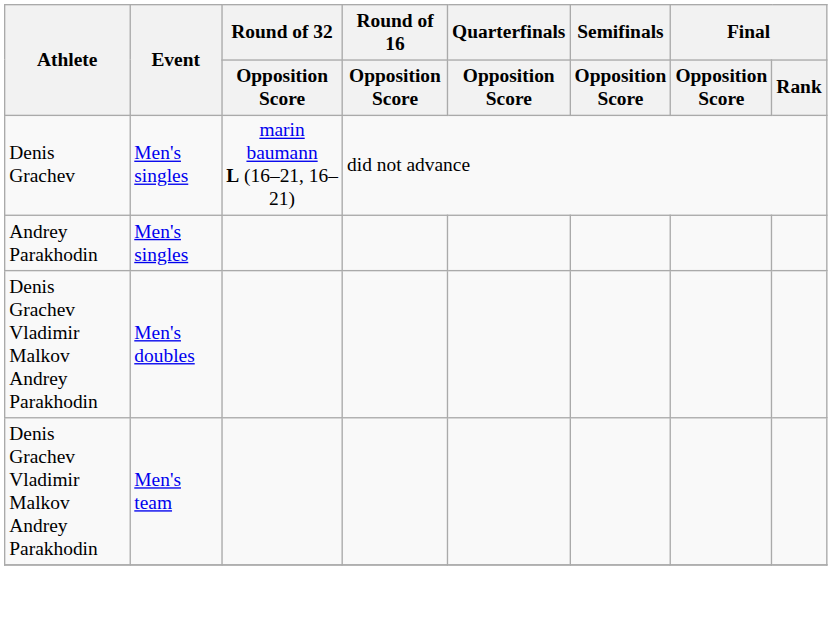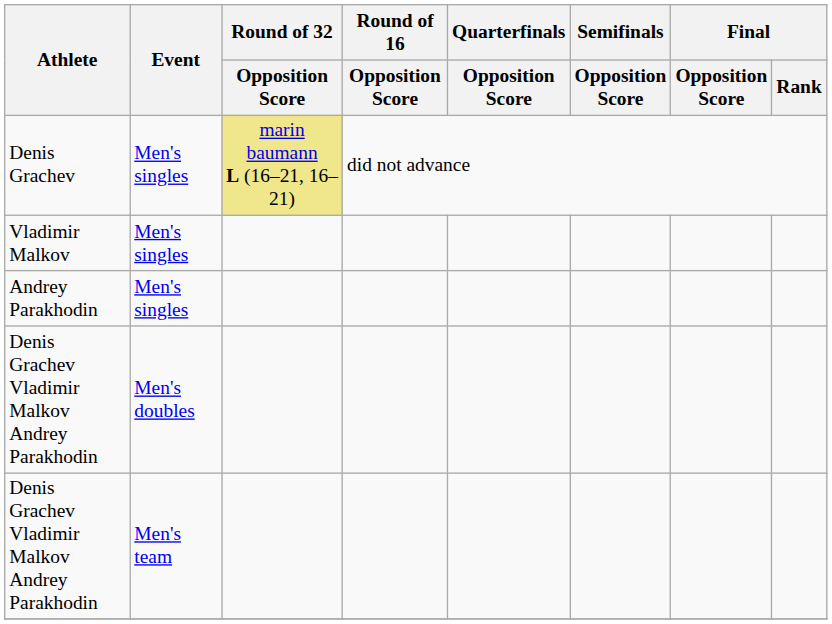(282, 165) no background -> (282, 165) khaki background
+ row: (44, 243)
